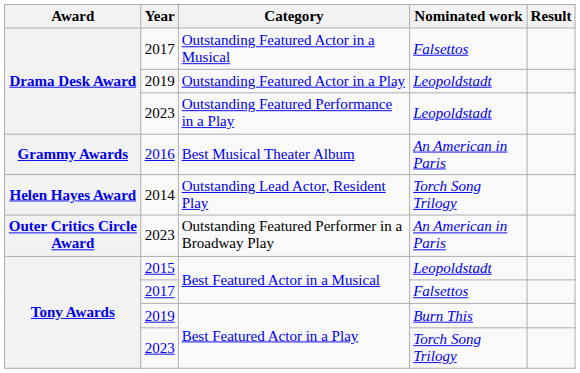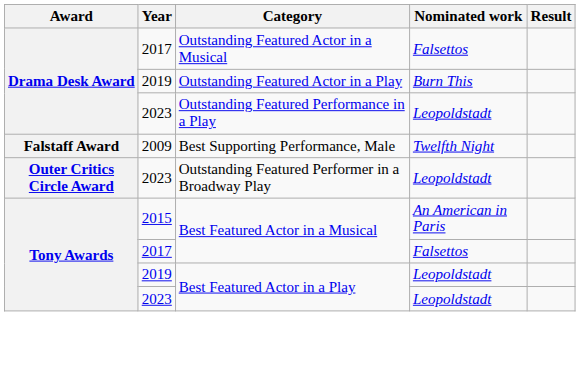(452, 81) Leopoldstadt -> (443, 81) Burn This
+ row: (157, 145)
- row: (160, 154)
- row: (160, 194)
(460, 235) An American in Paris -> (452, 177) Leopoldstadt
(452, 267) Leopoldstadt -> (460, 218) An American in Paris
(443, 315) Burn This -> (452, 274) Leopoldstadt
(447, 348) Torch Song Trilogy -> (452, 298) Leopoldstadt
